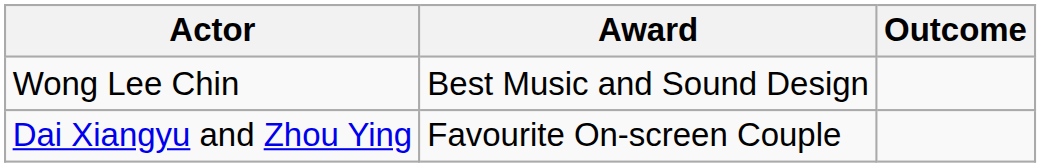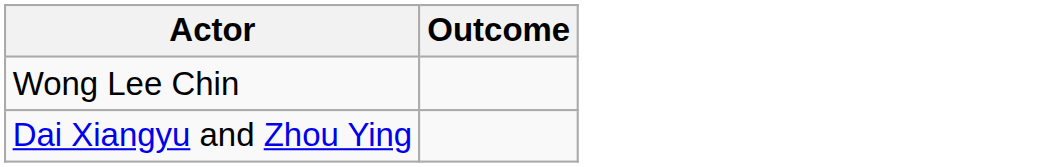- column: (648, 30)
